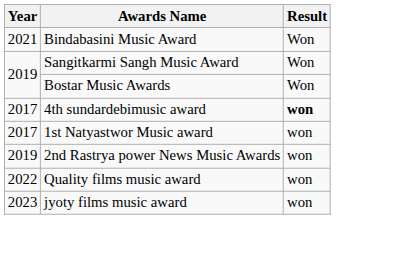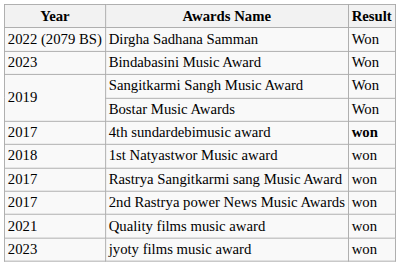+ row: (183, 39)
(23, 39) 2021 -> (23, 62) 2023
(23, 132) 2017 -> (23, 156) 2018
+ row: (225, 179)
(23, 156) 2019 -> (23, 202) 2017
(23, 179) 2022 -> (23, 226) 2021
